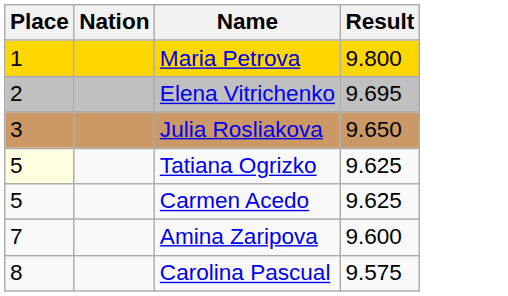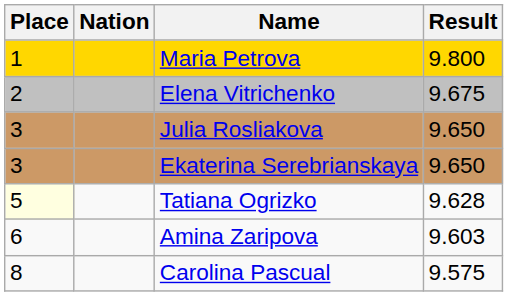(374, 93) 9.695 -> (457, 93) 9.675
+ row: (289, 165)
(374, 165) 9.625 -> (457, 201) 9.628
- row: (234, 201)
(16, 237) 7 -> (16, 237) 6
(374, 237) 9.600 -> (457, 237) 9.603
